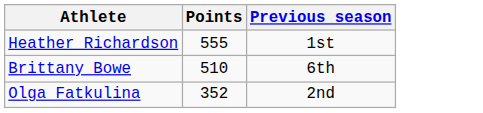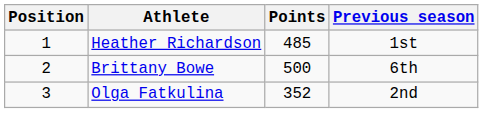+ column: (46, 17)
(214, 43) 555 -> (297, 43) 485
(214, 69) 510 -> (297, 69) 500
